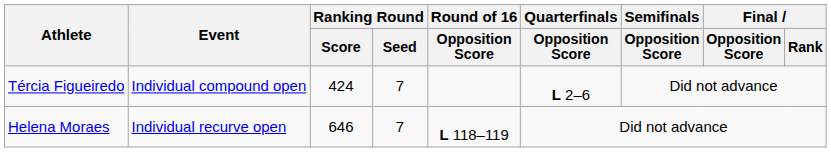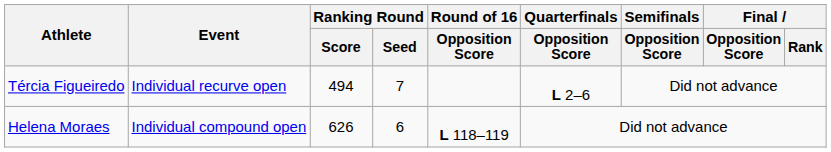(219, 87) Individual compound open -> (209, 87) Individual recurve open
(341, 87) 424 -> (341, 87) 494
(209, 127) Individual recurve open -> (219, 127) Individual compound open
(341, 127) 646 -> (341, 127) 626
(400, 127) 7 -> (400, 127) 6
